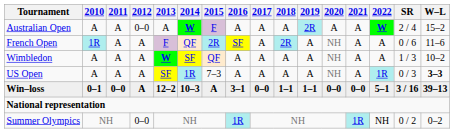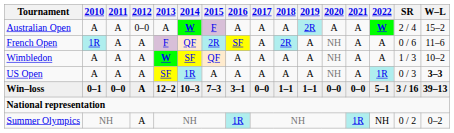(214, 74) 7–3 -> (214, 74) A
(214, 89) A -> (214, 89) 7–3
(142, 120) 0–0 -> (142, 120) A
